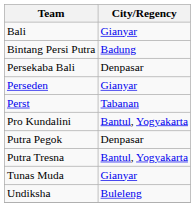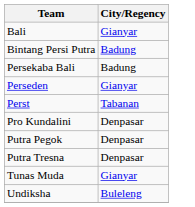(122, 67) Denpasar -> (118, 67) Badung
(144, 121) Bantul, Yogyakarta -> (122, 121) Denpasar
(144, 157) Bantul, Yogyakarta -> (122, 157) Denpasar
